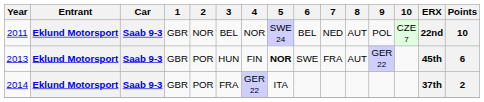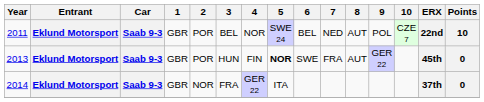(203, 33) NOR -> (203, 33) POR
(462, 59) 6 -> (462, 59) 0
(203, 85) POR -> (203, 85) NOR
(462, 85) 2 -> (462, 85) 0
